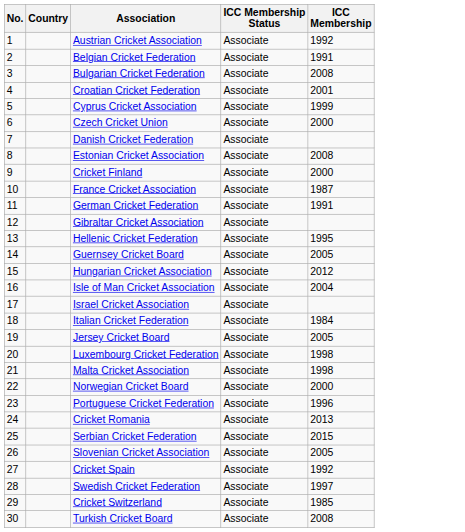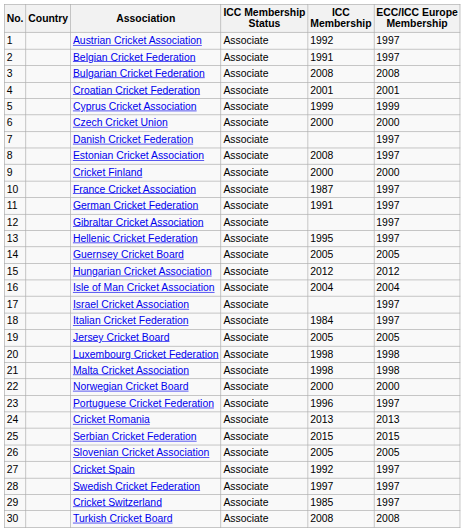+ column: (417, 18)
